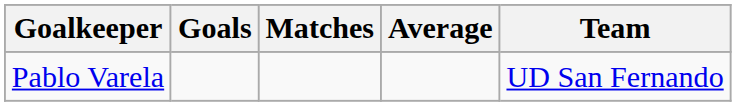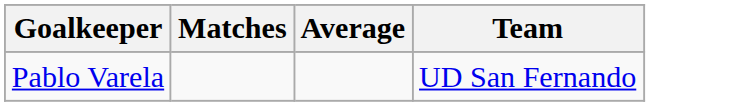- column: (215, 28)
